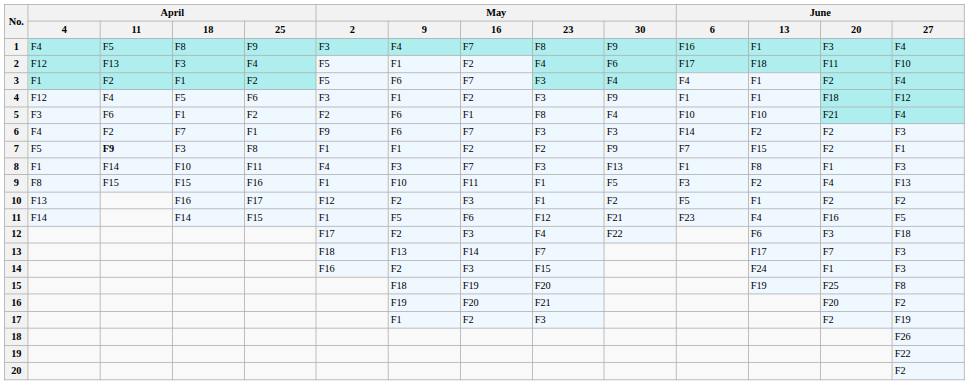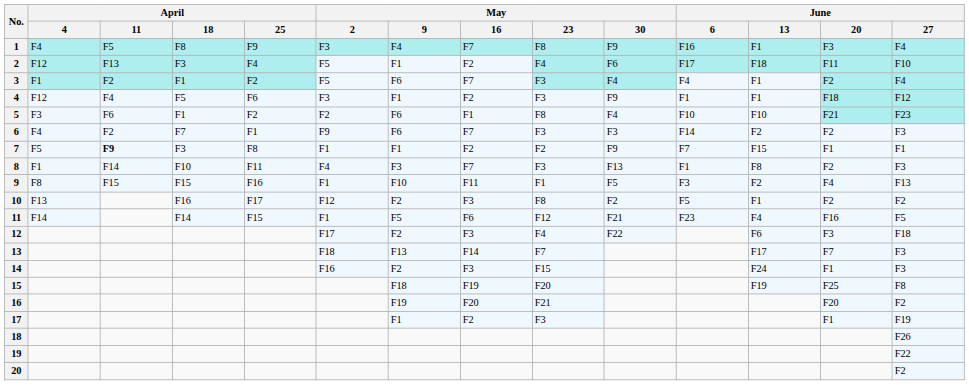(900, 114) F4 -> (903, 114) F23
(828, 149) F2 -> (828, 149) F1
(828, 166) F1 -> (828, 166) F2
(540, 200) F1 -> (540, 200) F8
(828, 319) F2 -> (828, 319) F1
